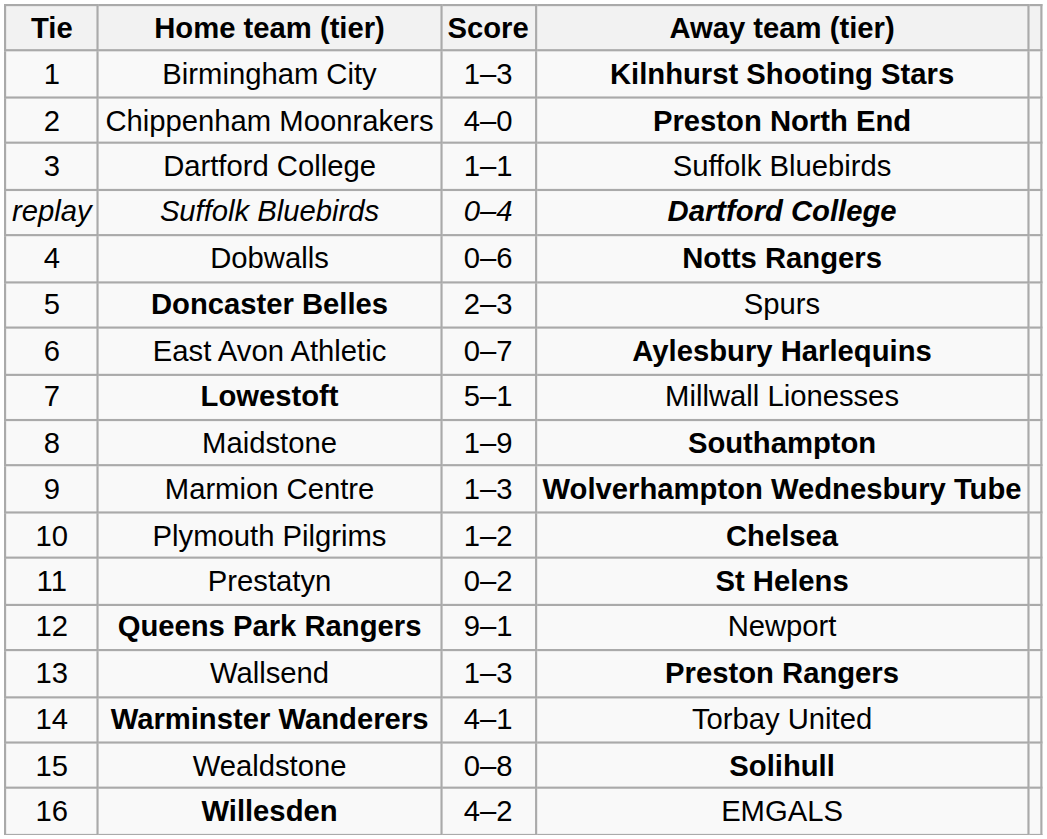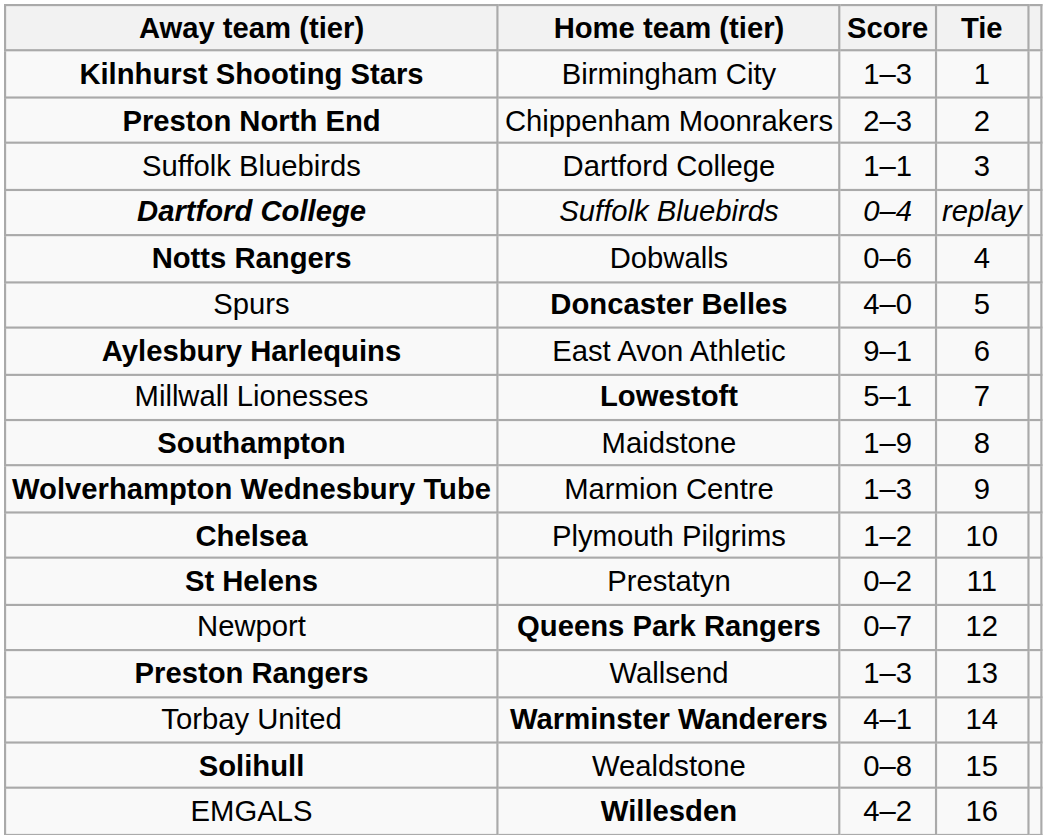columns swapped: (52, 28) <-> (782, 28)
(488, 120) 4–0 -> (888, 120) 2–3
(488, 304) 2–3 -> (888, 304) 4–0
(488, 350) 0–7 -> (888, 350) 9–1
(488, 627) 9–1 -> (888, 627) 0–7
